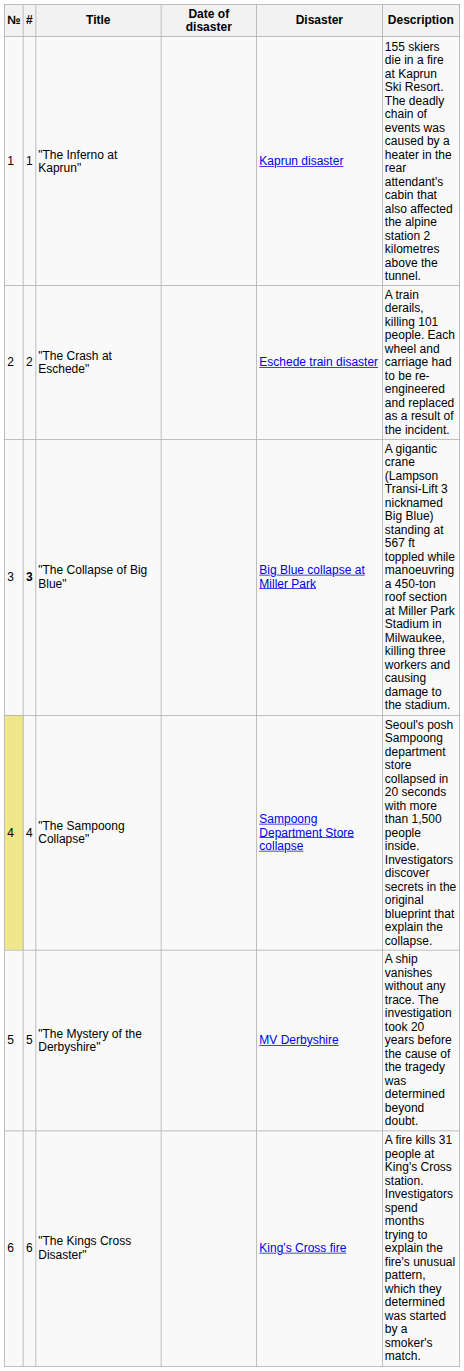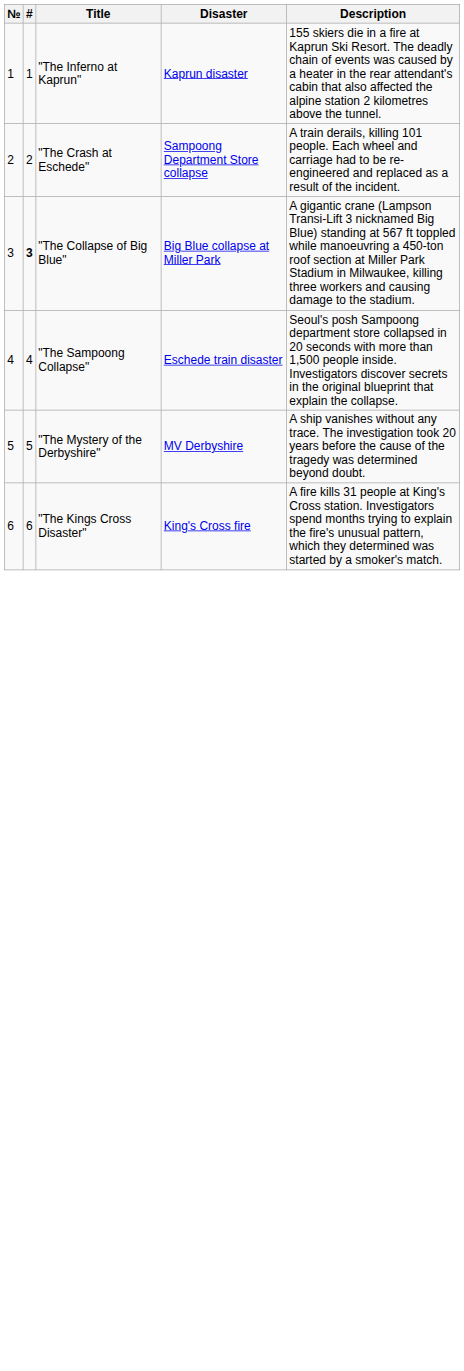- column: (209, 20)
(319, 362) Eschede train disaster -> (211, 160) Sampoong Department Store collapse
(10, 832) khaki background -> (10, 360) no background
(307, 832) Sampoong Department Store collapse -> (223, 360) Eschede train disaster
